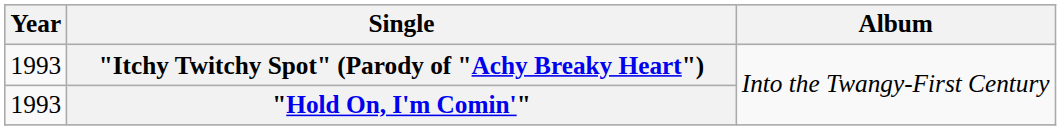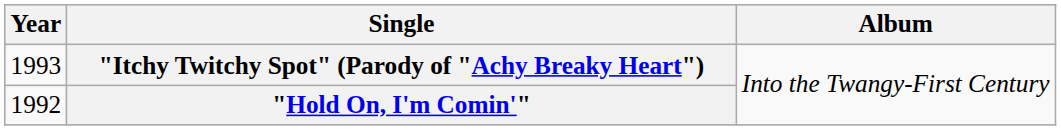(36, 104) 1993 -> (36, 104) 1992
